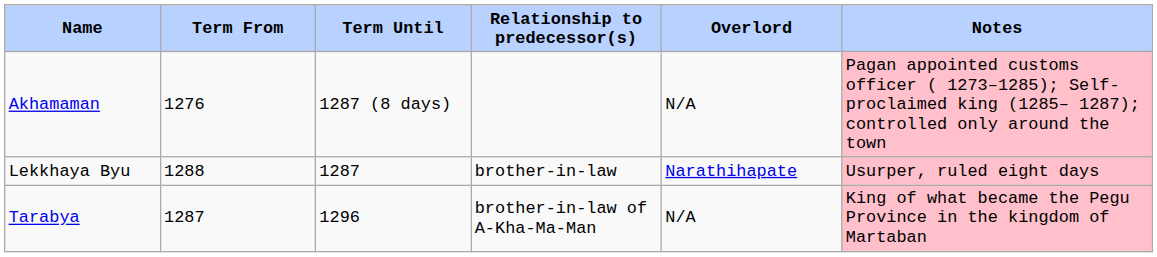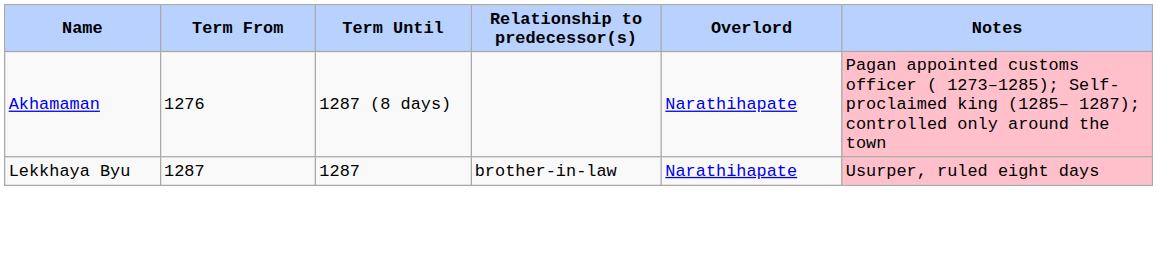(681, 104) N/A -> (731, 104) Narathihapate
(184, 171) 1288 -> (184, 171) 1287
- row: (44, 218)
